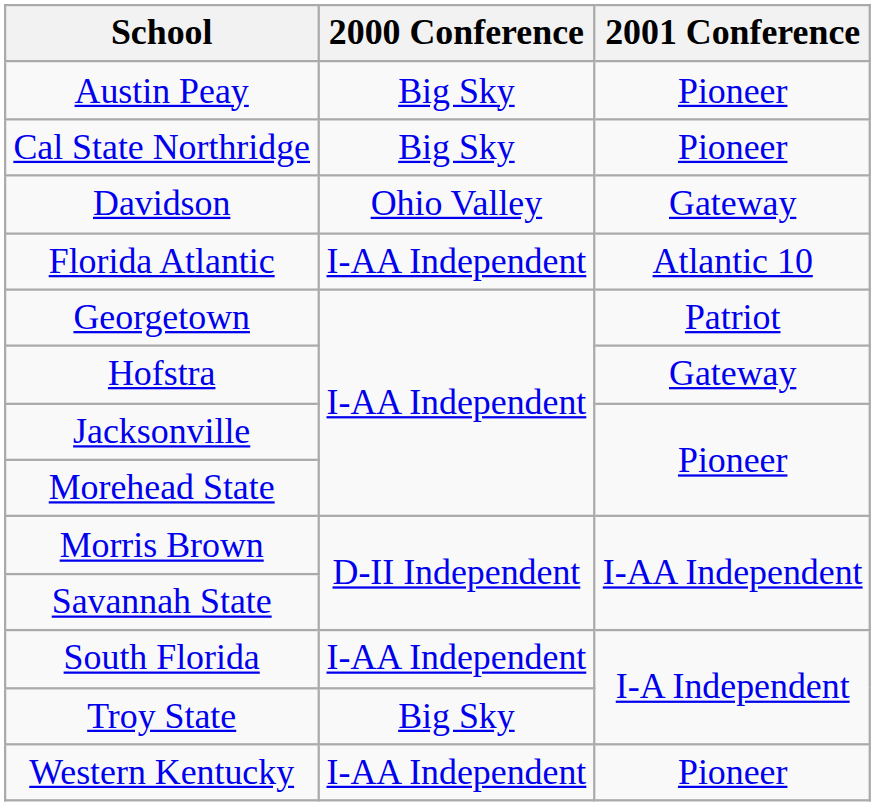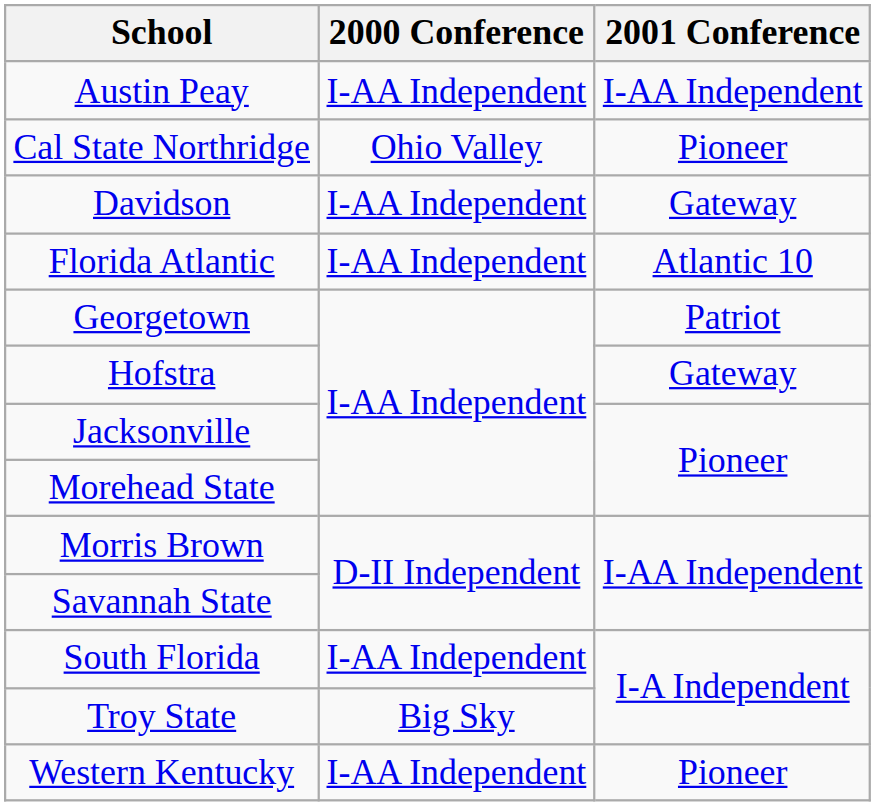(456, 89) Big Sky -> (456, 89) I-AA Independent
(733, 89) Pioneer -> (733, 89) I-AA Independent
(456, 146) Big Sky -> (456, 146) Ohio Valley
(456, 203) Ohio Valley -> (456, 203) I-AA Independent
